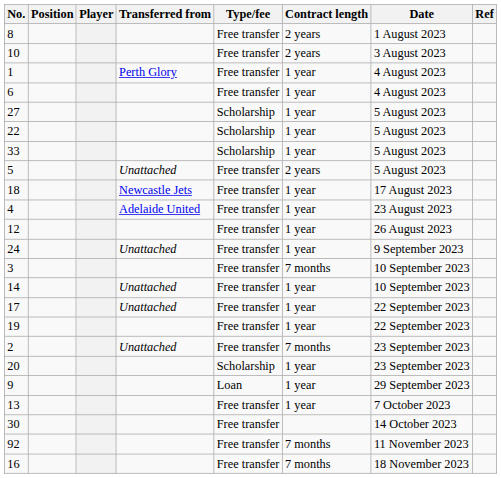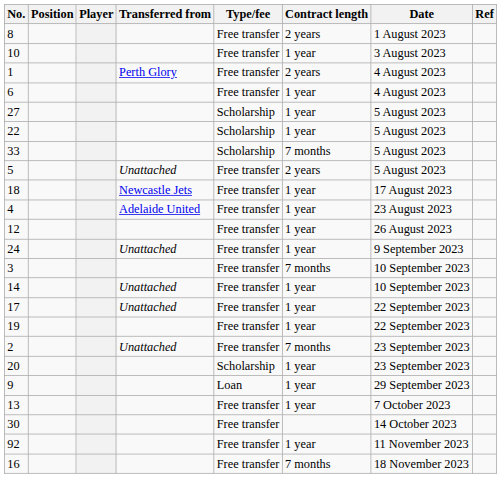(303, 53) 2 years -> (300, 53) 1 year
(300, 72) 1 year -> (303, 72) 2 years
(300, 151) 1 year -> (308, 151) 7 months
(308, 444) 7 months -> (300, 444) 1 year
